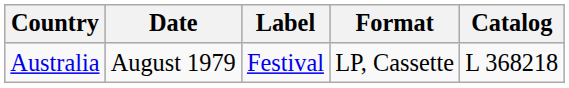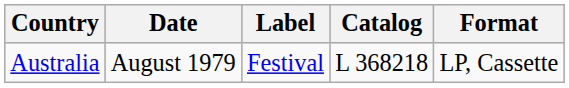columns swapped: (395, 23) <-> (512, 23)
